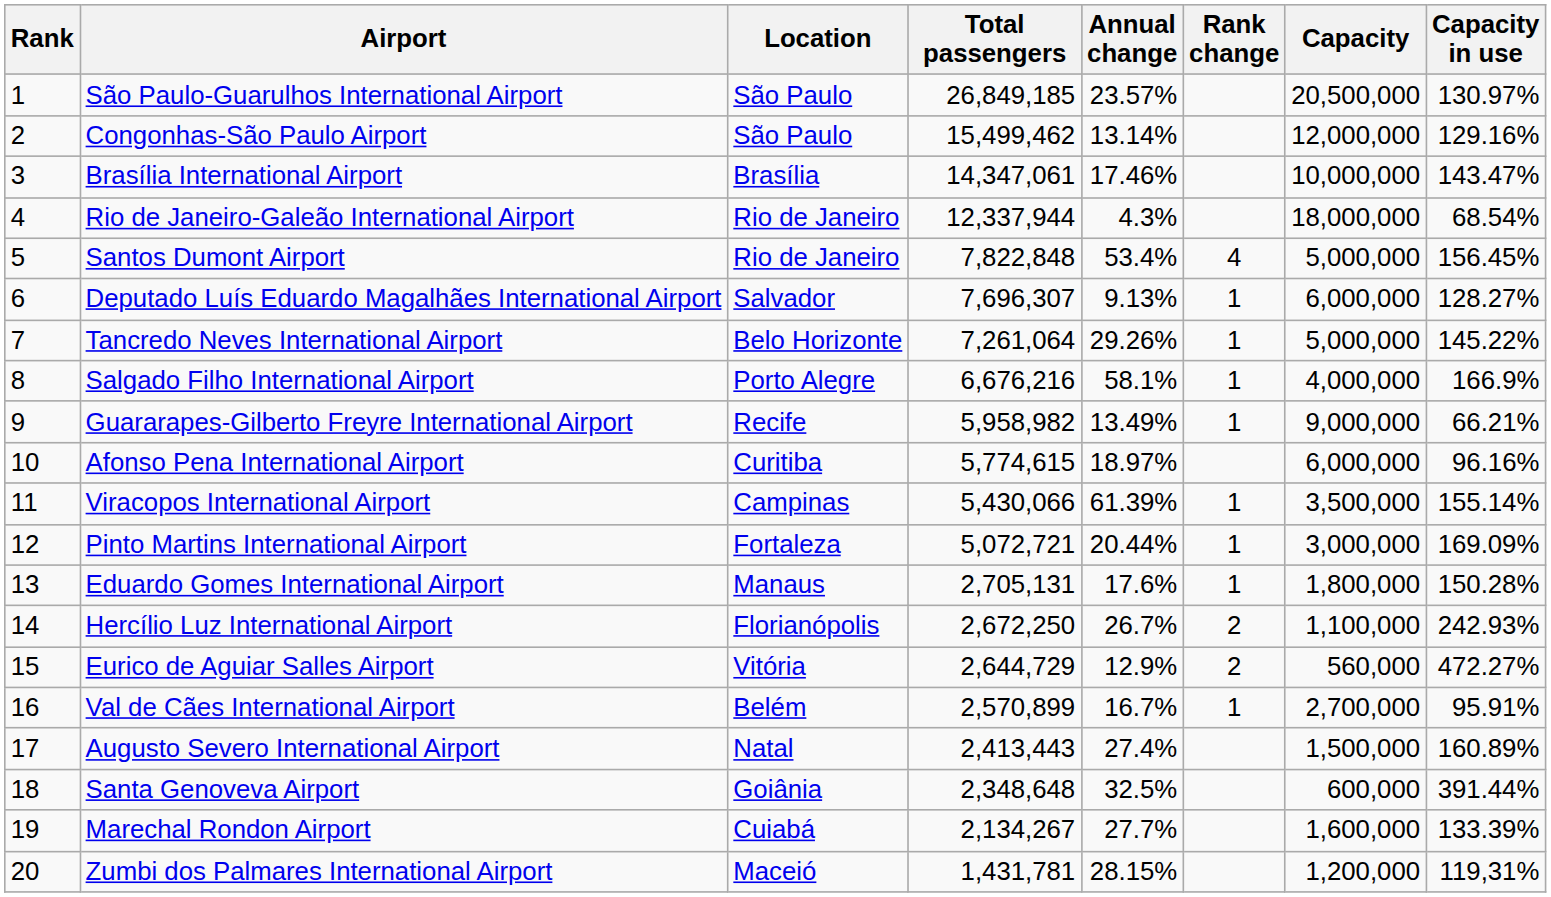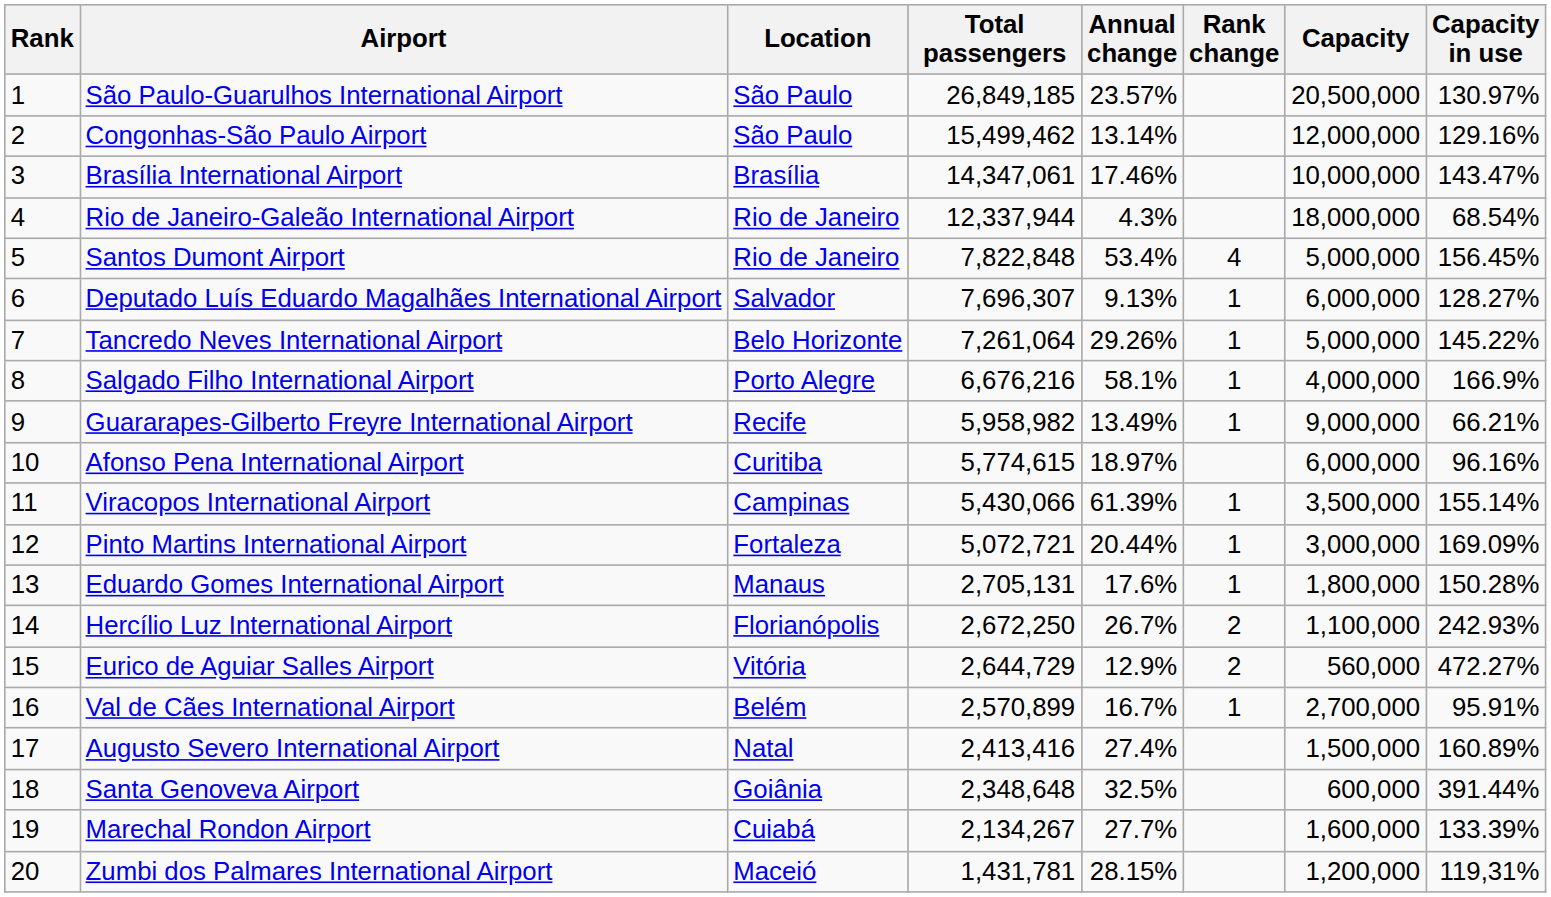(1018, 748) 2,413,443 -> (1018, 748) 2,413,416
